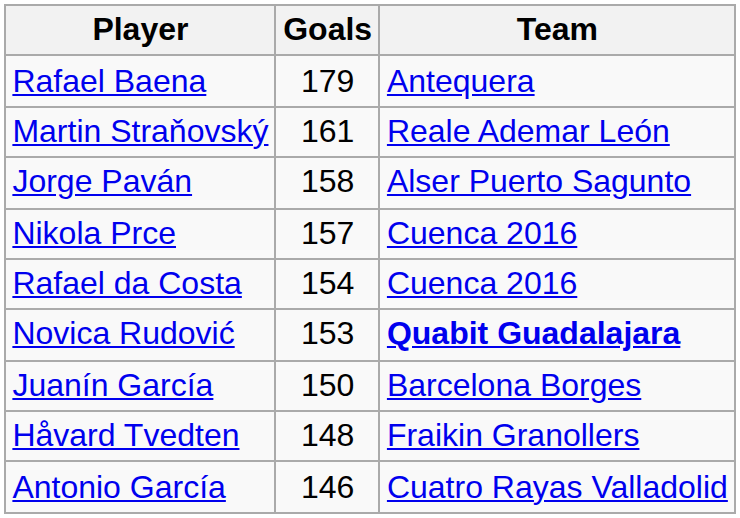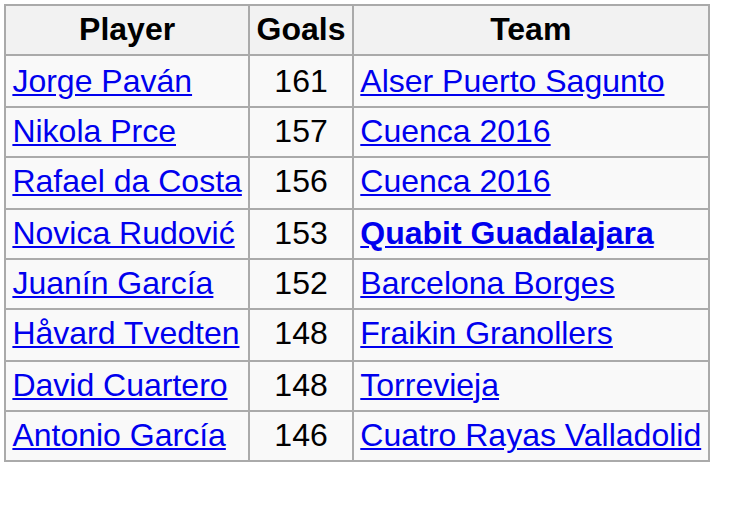- row: (109, 80)
- row: (140, 131)
(328, 182) 158 -> (301, 80) 161
(328, 283) 154 -> (301, 182) 156
(328, 385) 150 -> (301, 283) 152
+ row: (120, 385)
